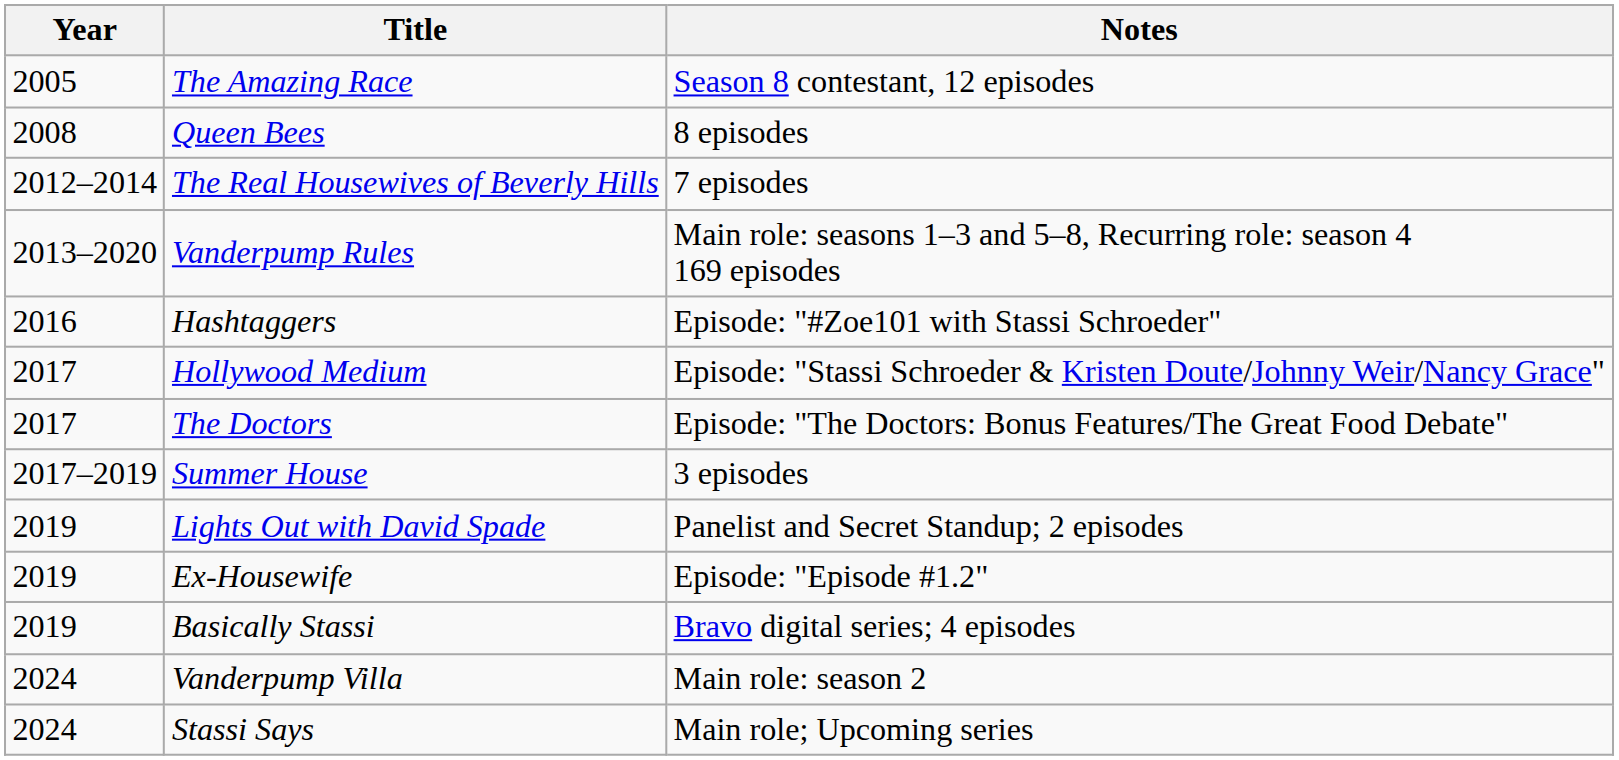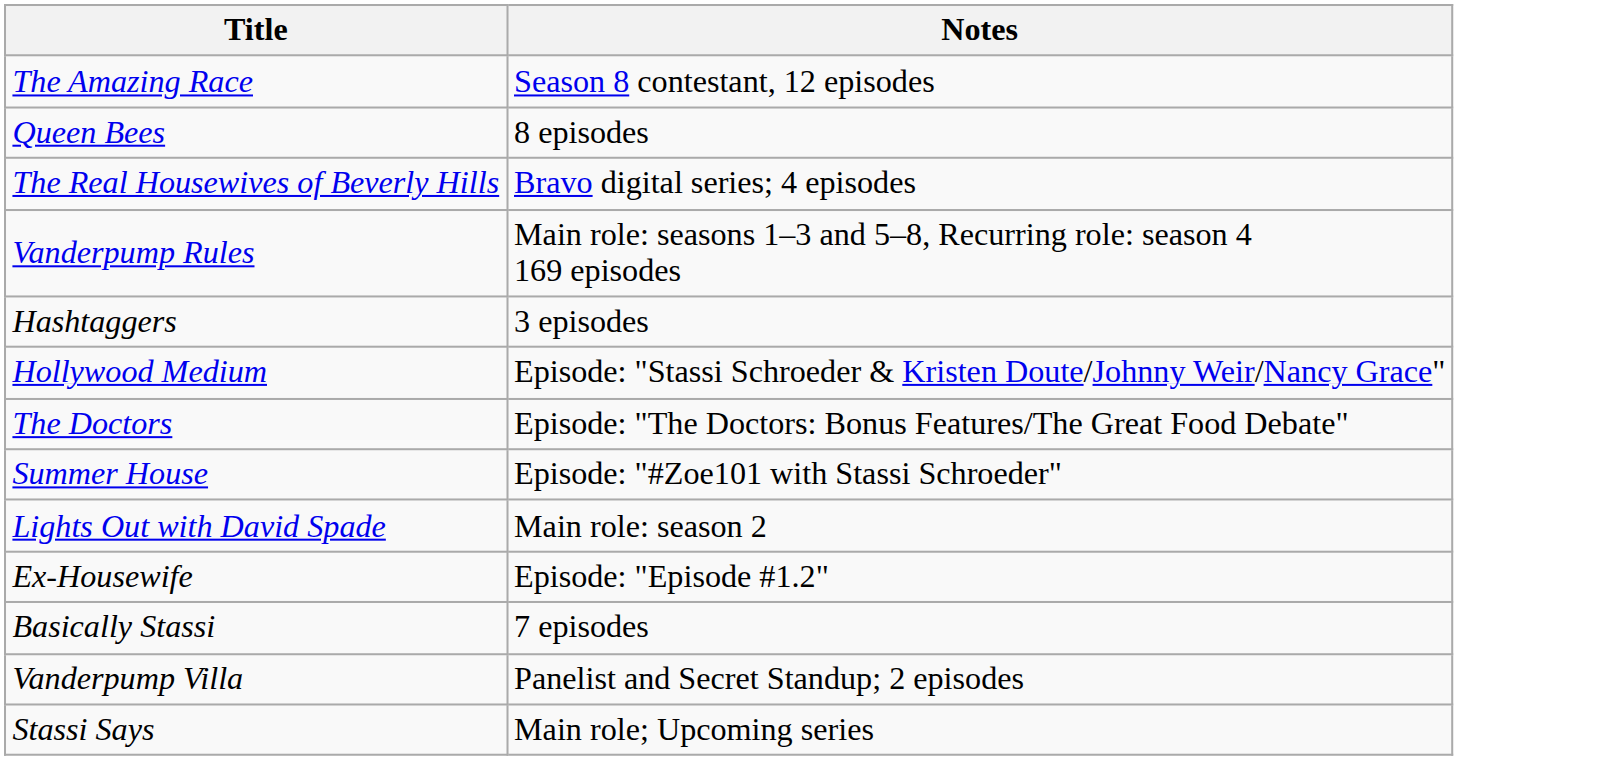- column: (85, 30)
(741, 183) 7 episodes -> (715, 183) Bravo digital series; 4 episodes
(947, 321) Episode: "#Zoe101 with Stassi Schroeder" -> (581, 321) 3 episodes
(741, 474) 3 episodes -> (788, 474) Episode: "#Zoe101 with Stassi Schroeder"
(929, 525) Panelist and Secret Standup; 2 episodes -> (640, 525) Main role: season 2
(875, 627) Bravo digital series; 4 episodes -> (581, 627) 7 episodes
(800, 678) Main role: season 2 -> (769, 678) Panelist and Secret Standup; 2 episodes
